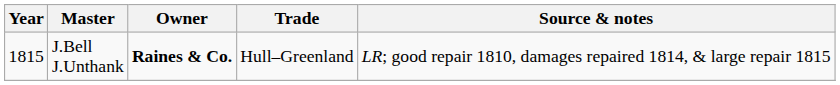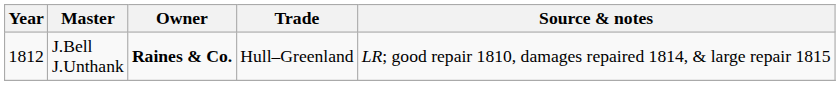(26, 56) 1815 -> (26, 56) 1812
